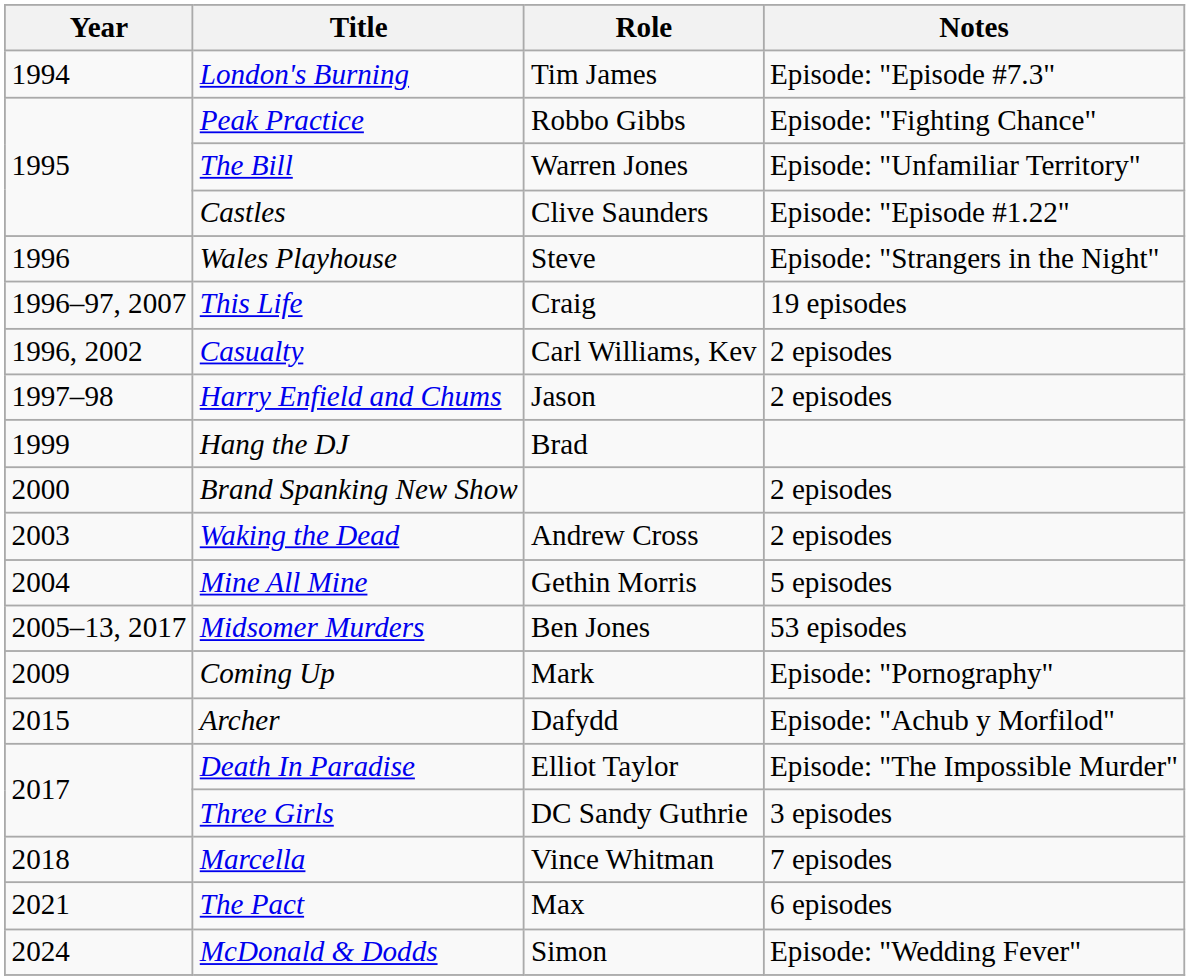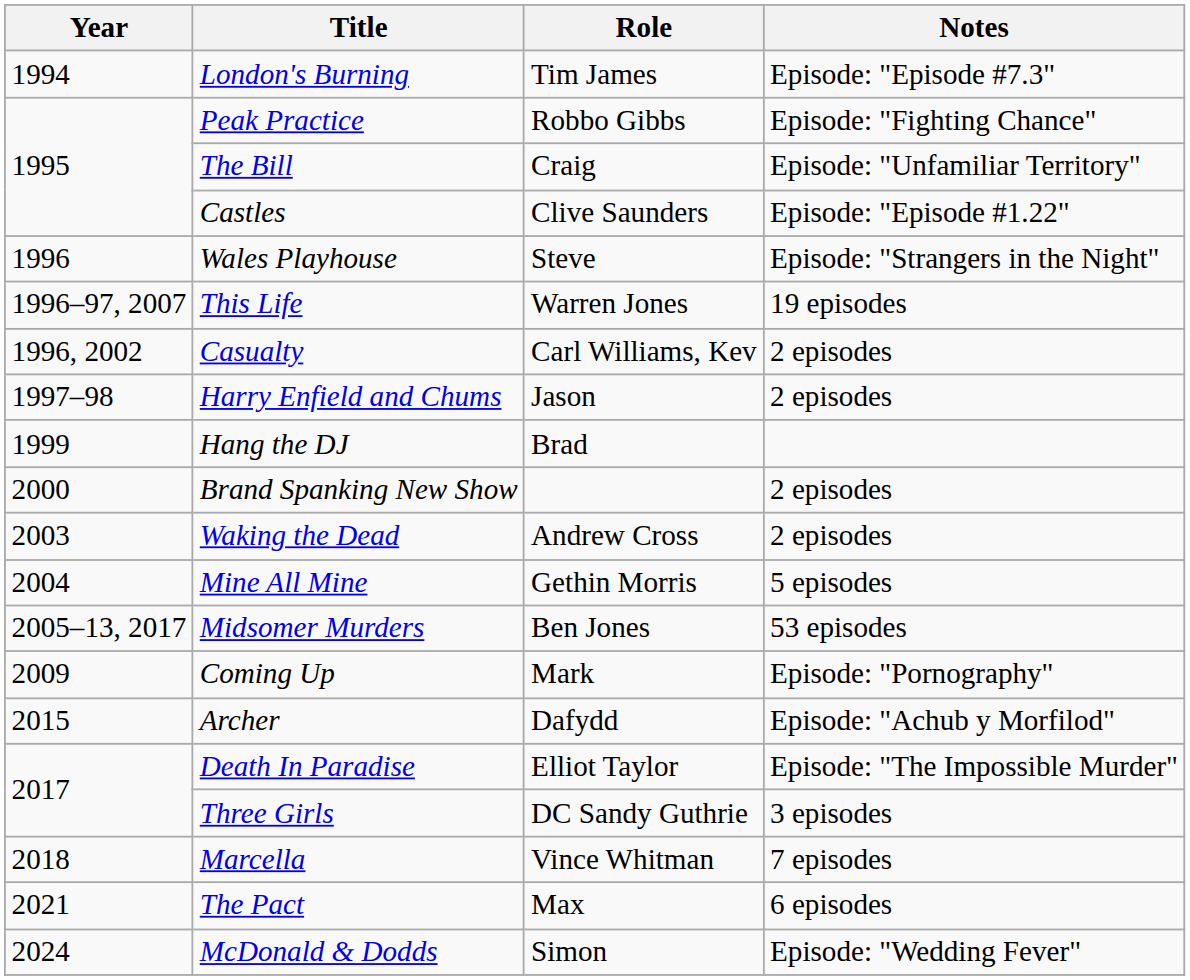(610, 166) Warren Jones -> (563, 166) Craig
(563, 304) Craig -> (610, 304) Warren Jones
